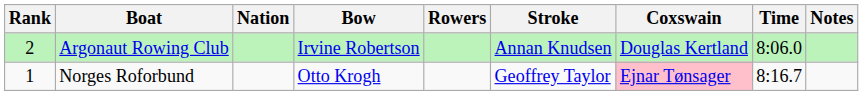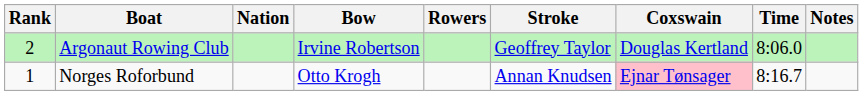(553, 47) Annan Knudsen -> (553, 47) Geoffrey Taylor
(553, 76) Geoffrey Taylor -> (553, 76) Annan Knudsen
